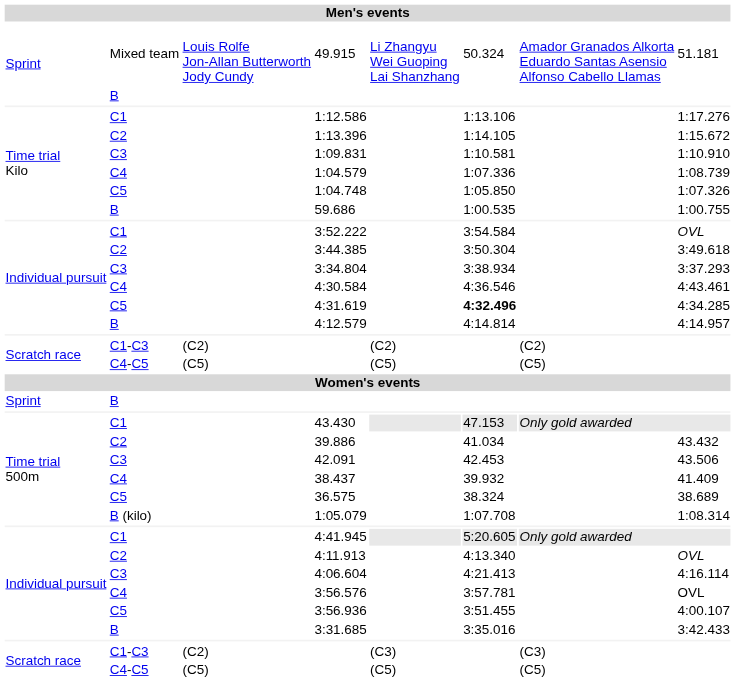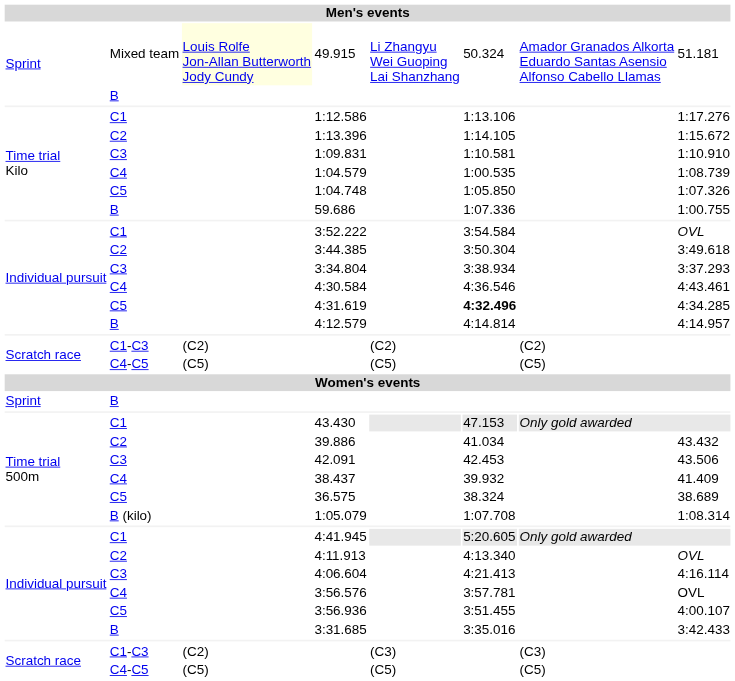(247, 61) no background -> (247, 61) lightyellow background
(489, 172) 1:07.336 -> (489, 172) 1:00.535
(489, 209) 1:00.535 -> (489, 209) 1:07.336
